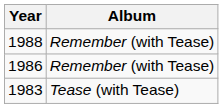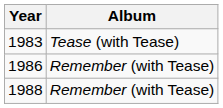rows swapped: (25, 90) <-> (25, 41)
